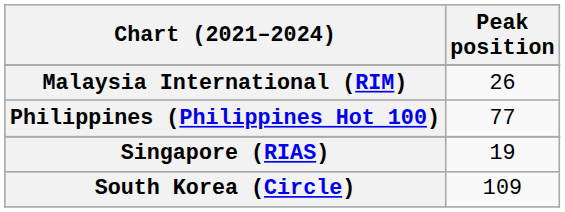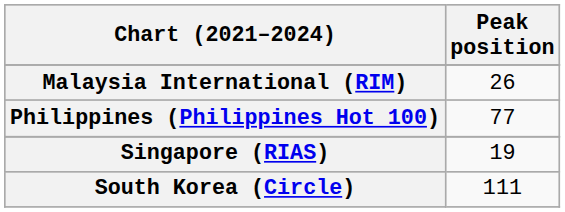(502, 189) 109 -> (502, 189) 111
